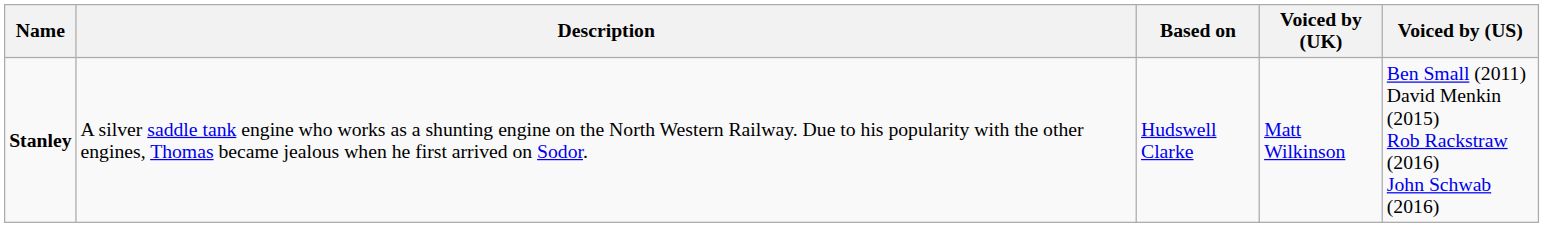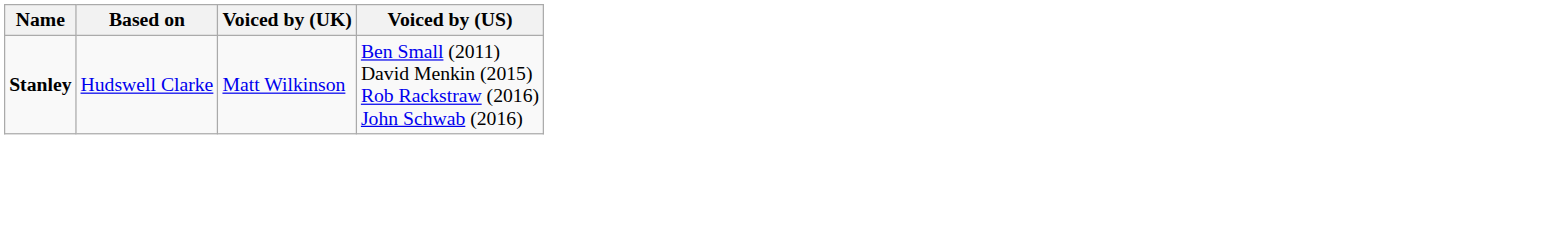- column: (606, 31)
